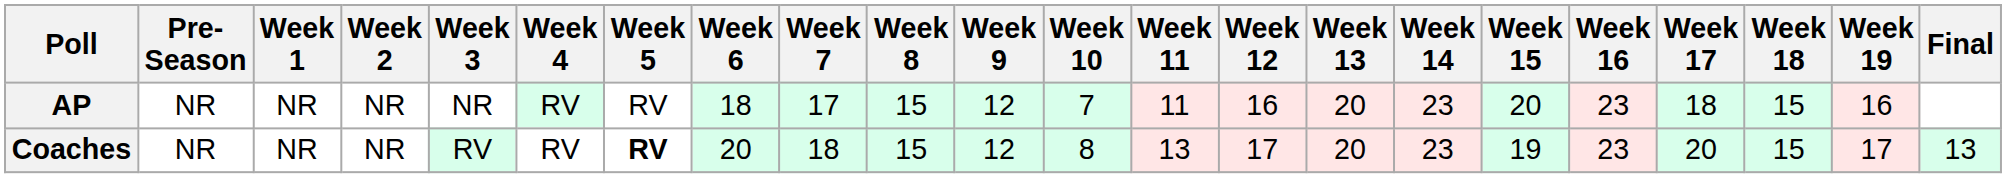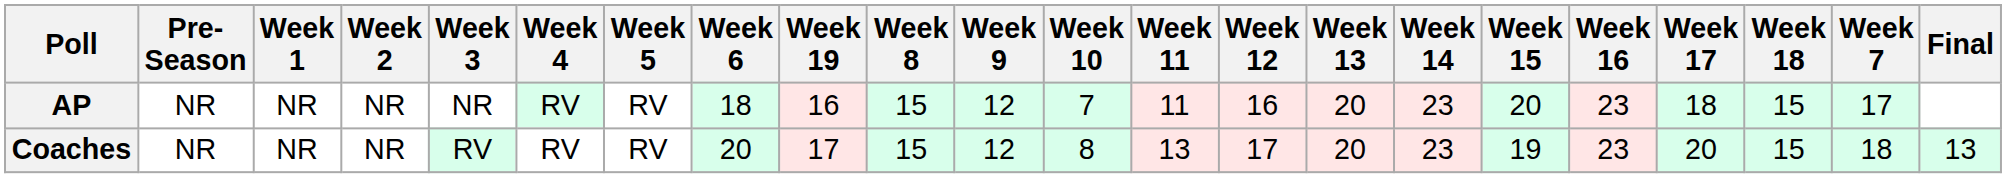columns swapped: (824, 44) <-> (1876, 44)
(648, 150) bold -> (648, 150) normal
